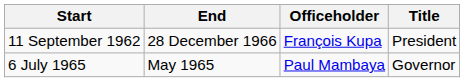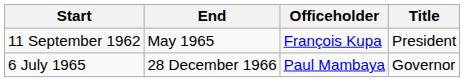(212, 40) 28 December 1966 -> (181, 40) May 1965
(181, 64) May 1965 -> (212, 64) 28 December 1966
